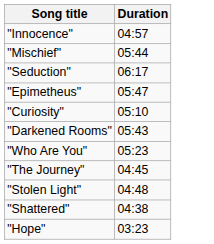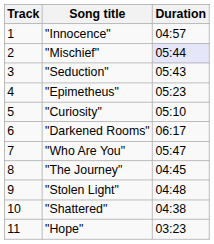+ column: (23, 14)
(133, 53) no background -> (171, 53) lavender background
(133, 72) 06:17 -> (171, 72) 05:43
(133, 92) 05:47 -> (171, 92) 05:23
(133, 131) 05:43 -> (171, 131) 06:17
(133, 151) 05:23 -> (171, 151) 05:47
